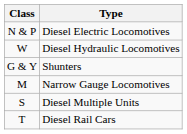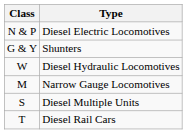rows swapped: (111, 48) <-> (62, 66)
